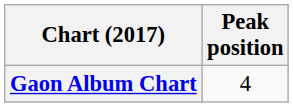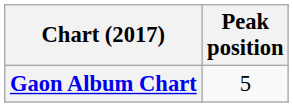(245, 83) 4 -> (245, 83) 5
